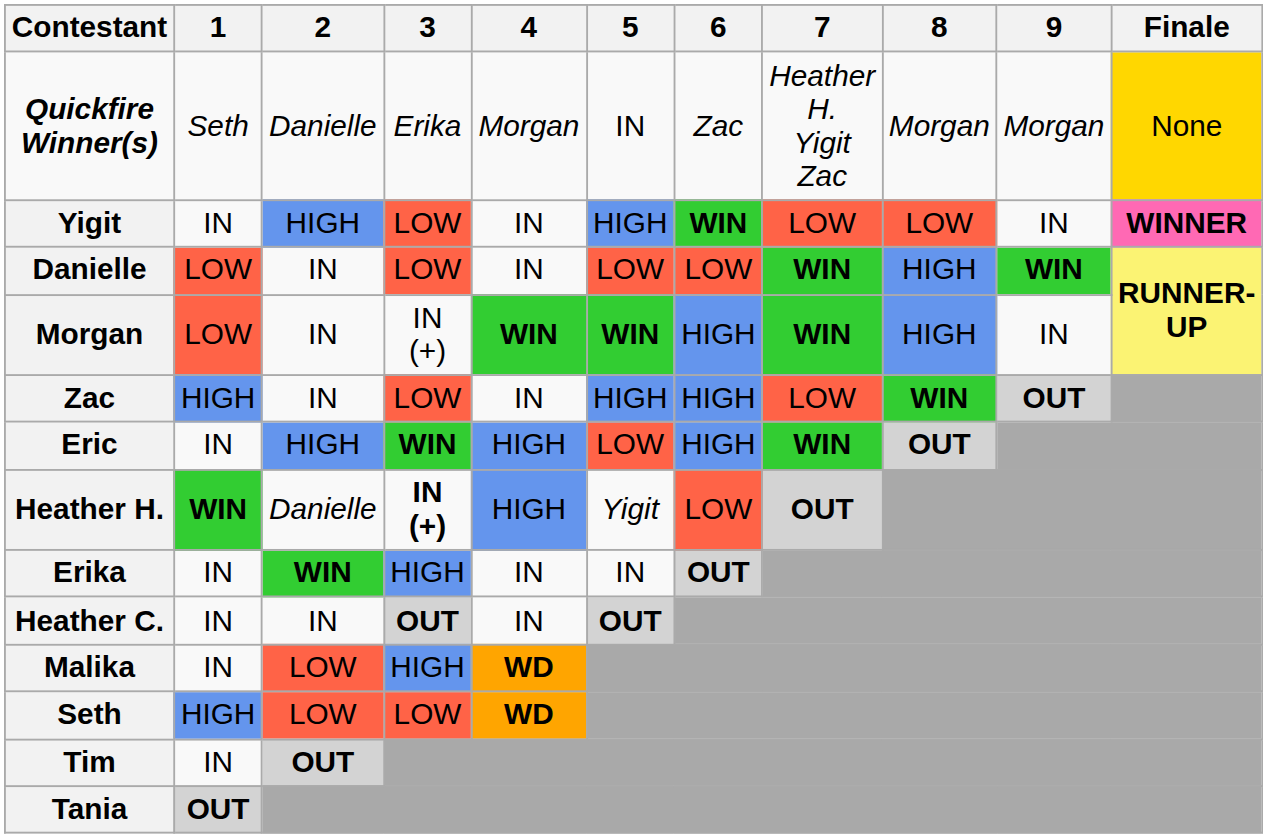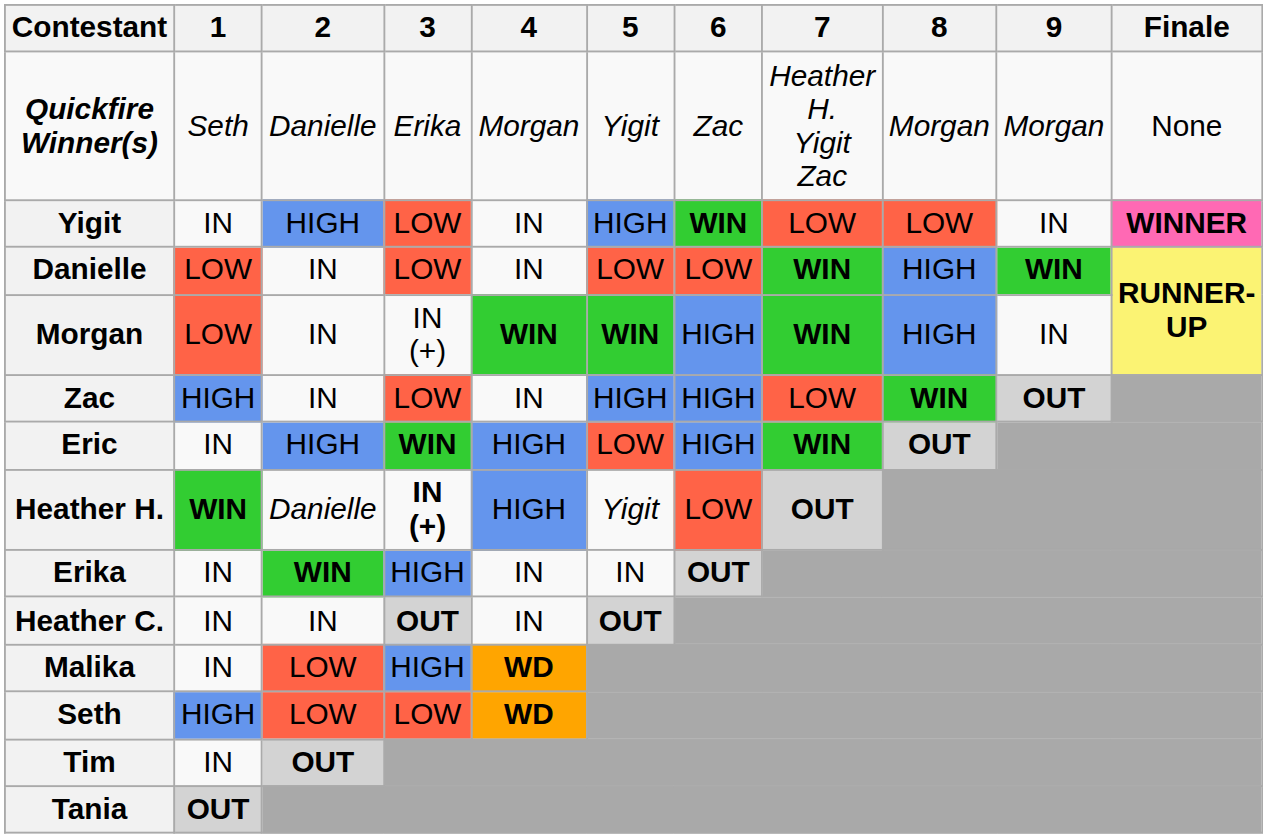(630, 125) IN -> (630, 125) Yigit
(1187, 125) gold background -> (1187, 125) no background
